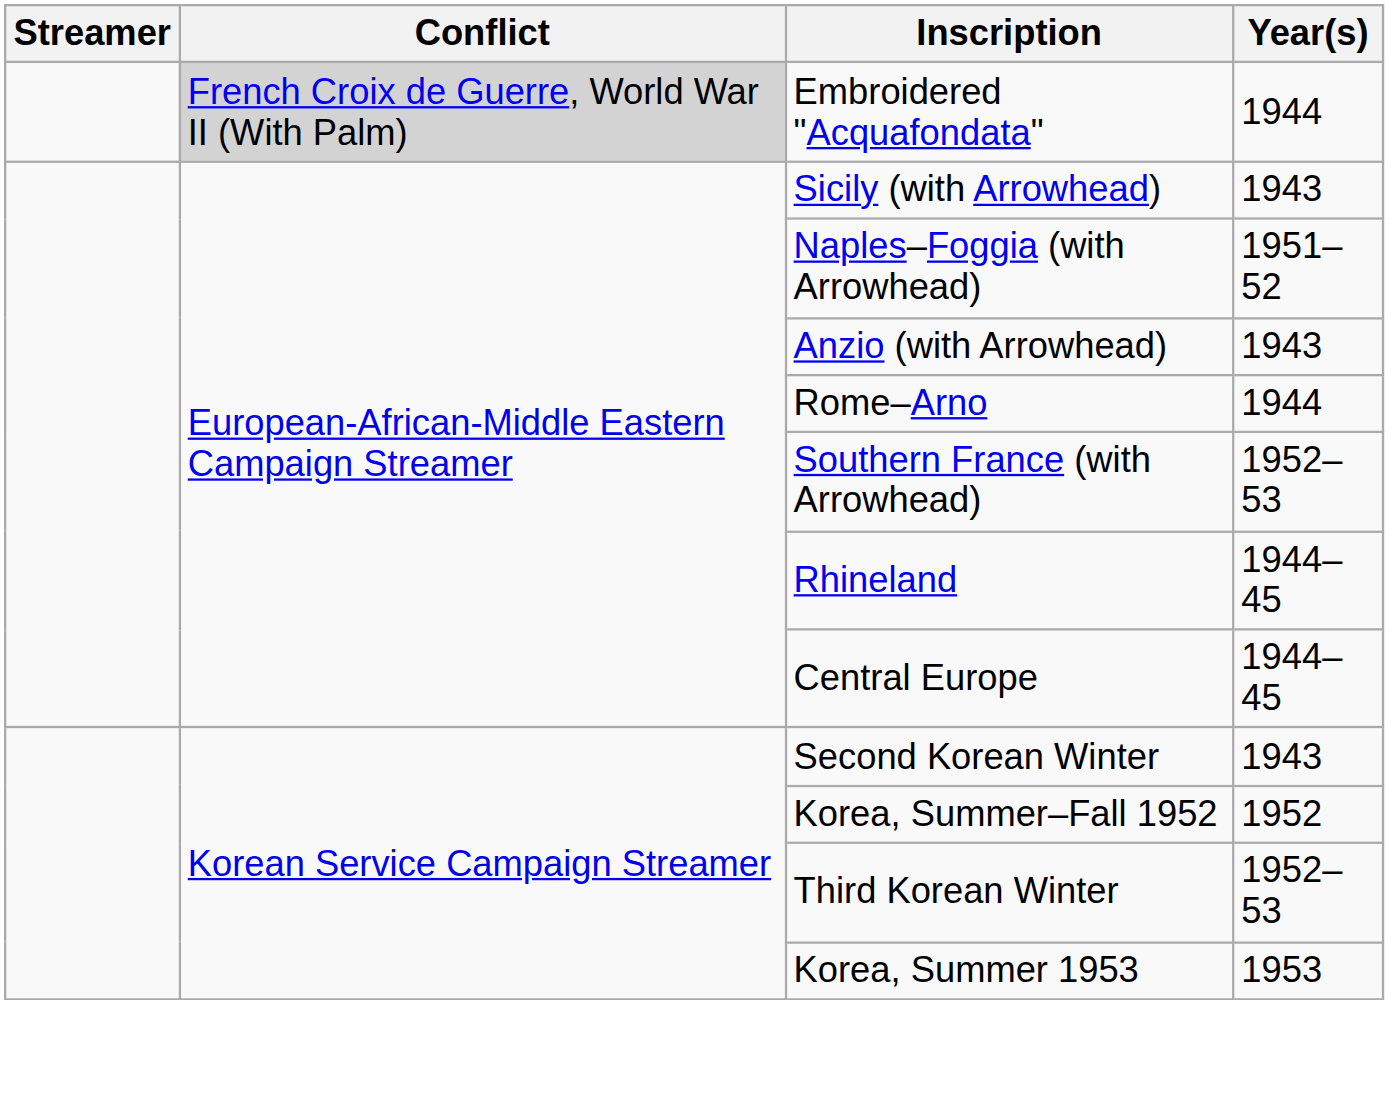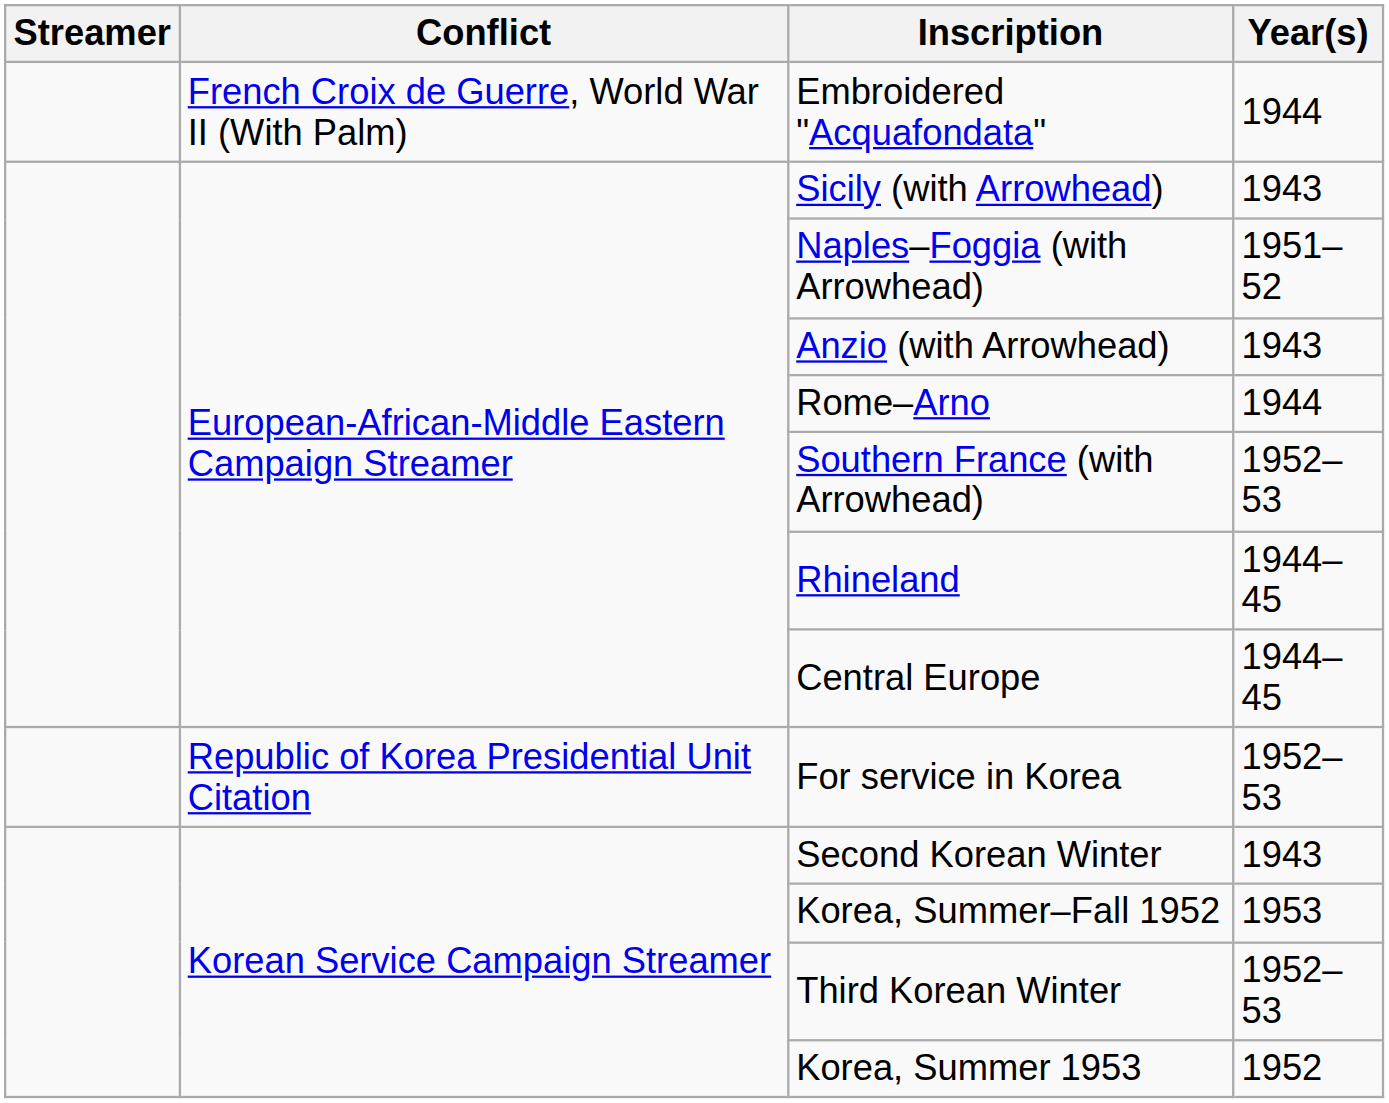(473, 111) lightgrey background -> (473, 111) no background
+ row: (959, 776)
(1282, 813) 1952 -> (1282, 912) 1953
(1282, 969) 1953 -> (1282, 1068) 1952
